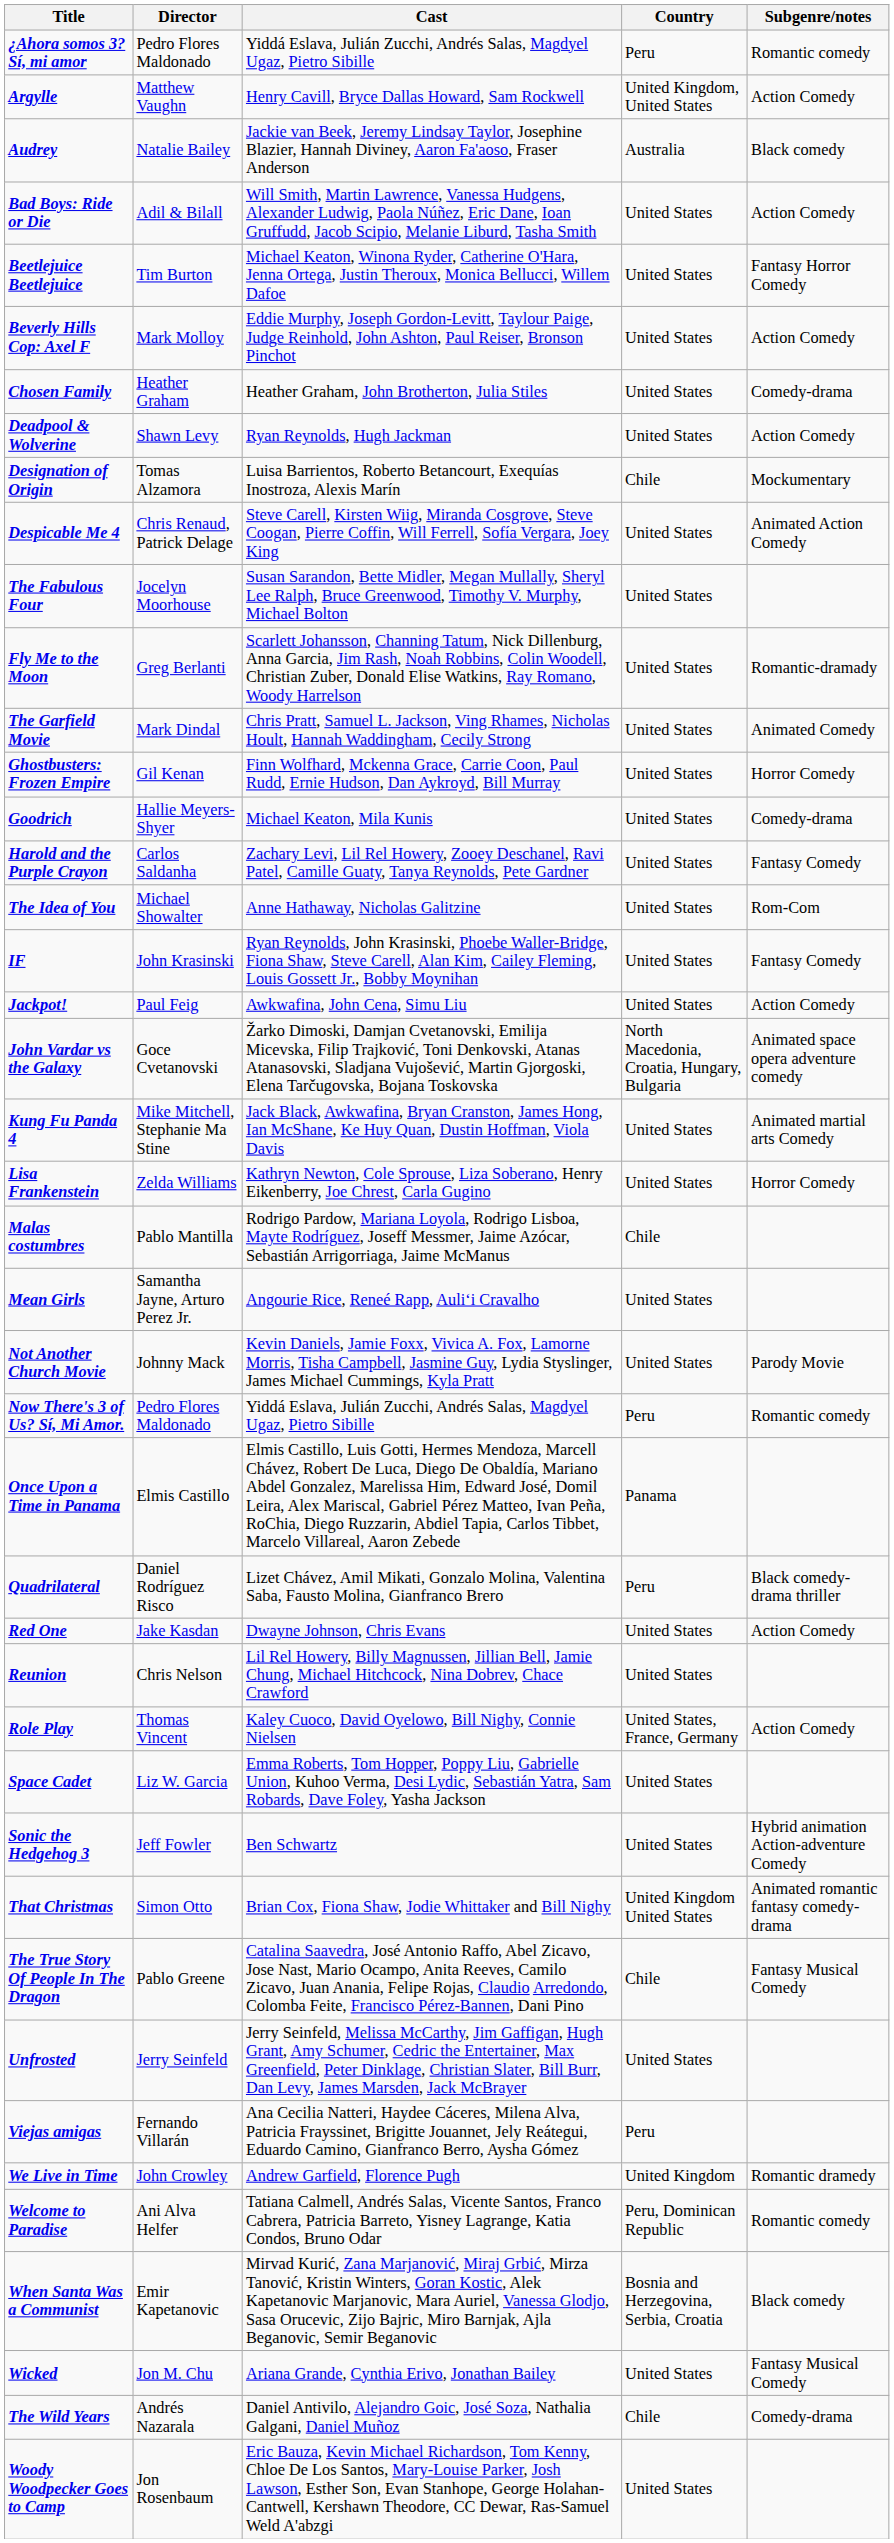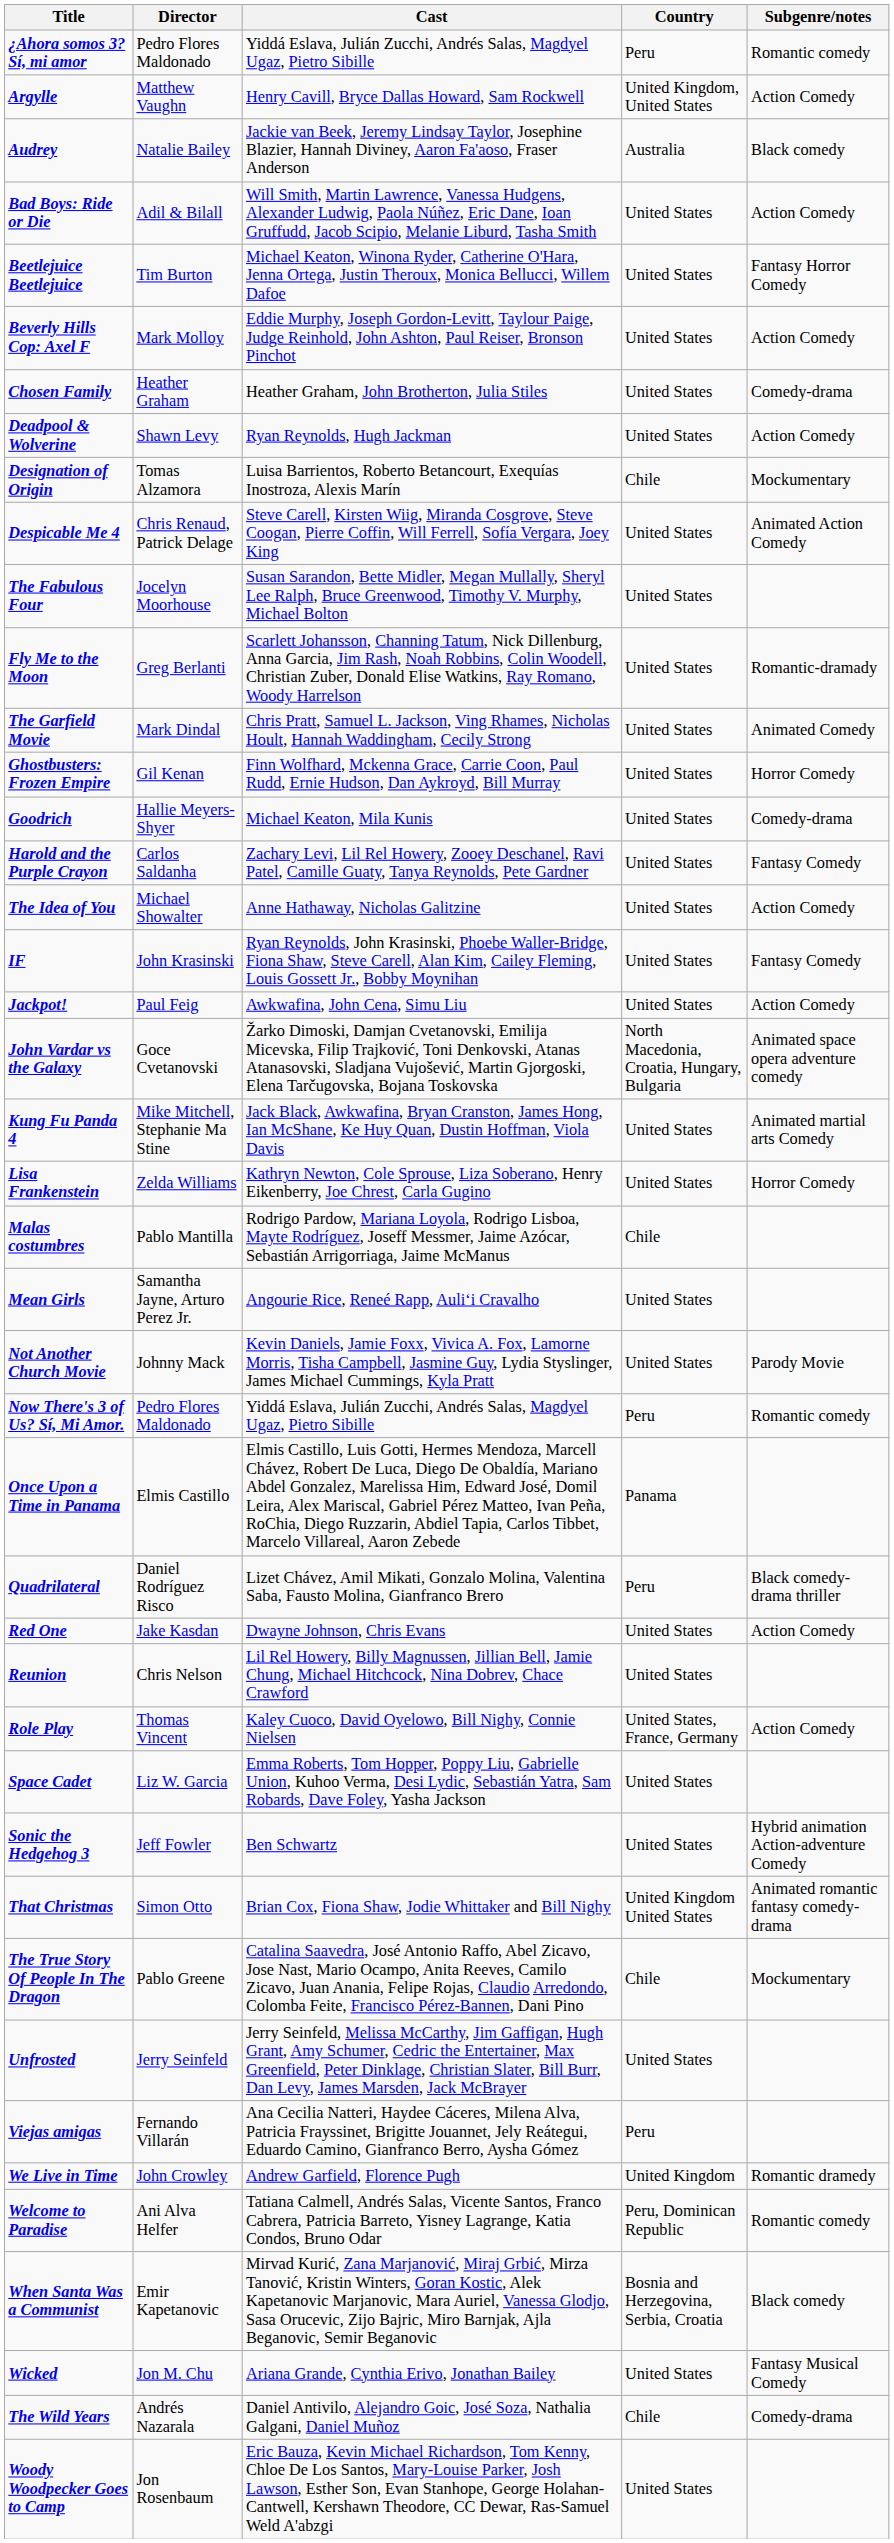(786, 907) Rom-Com -> (803, 907) Action Comedy
(805, 1979) Fantasy Musical Comedy -> (801, 1979) Mockumentary
